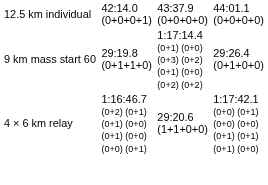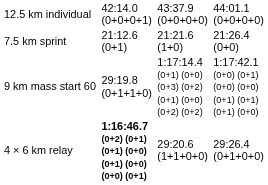+ row: (35, 41)
(239, 60) 29:26.4 (0+1+0+0) -> (236, 87) 1:17:42.1 (0+0) (0+1) (0+0) (0+0) (0+1) (0+1) (0+1) (0+0)
(124, 123) normal -> (125, 151) bold
(236, 123) 1:17:42.1 (0+0) (0+1) (0+0) (0+0) (0+1) (0+1) (0+1) (0+0) -> (239, 151) 29:26.4 (0+1+0+0)
